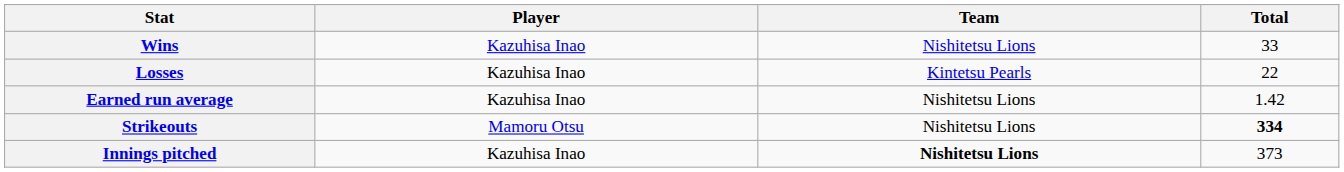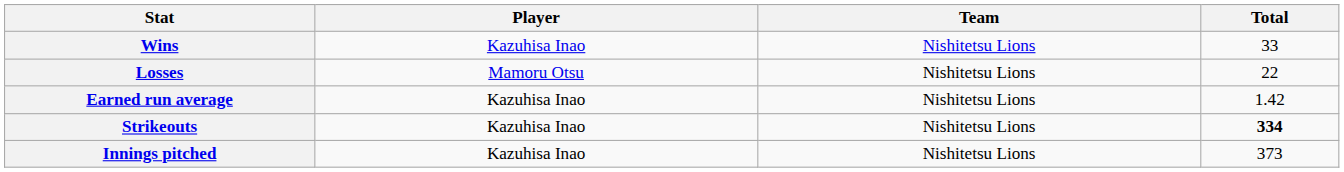(536, 72) Kazuhisa Inao -> (536, 72) Mamoru Otsu
(979, 72) Kintetsu Pearls -> (979, 72) Nishitetsu Lions
(536, 126) Mamoru Otsu -> (536, 126) Kazuhisa Inao
(979, 153) bold -> (979, 153) normal
